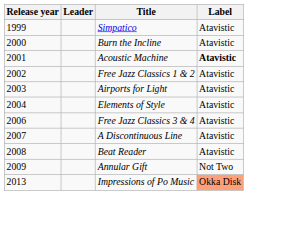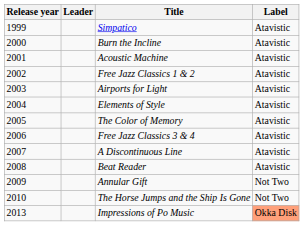(218, 58) bold -> (272, 58) normal
+ row: (140, 120)
+ row: (174, 197)
